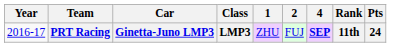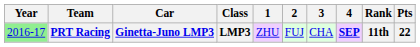+ column: (321, 13)
(26, 32) no background -> (26, 32) lightgreen background
(375, 32) 24 -> (405, 32) 22
